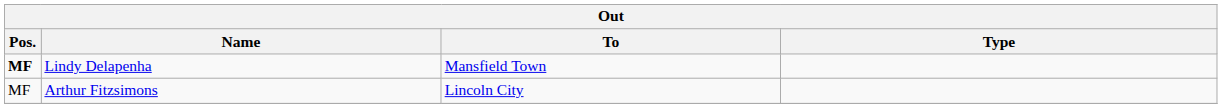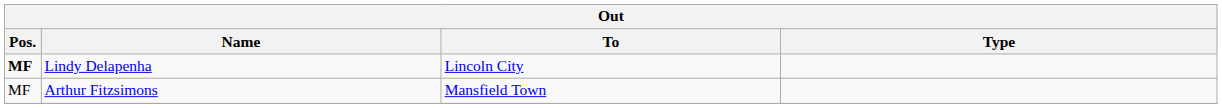(495, 66) Mansfield Town -> (484, 66) Lincoln City
(484, 90) Lincoln City -> (495, 90) Mansfield Town
